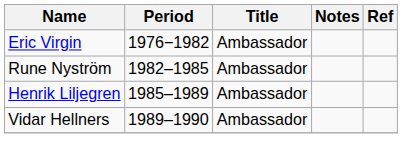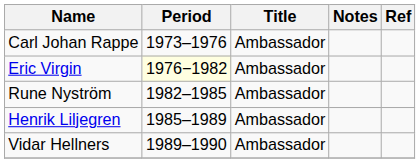+ row: (73, 42)
(169, 42) no background -> (187, 68) lightyellow background
